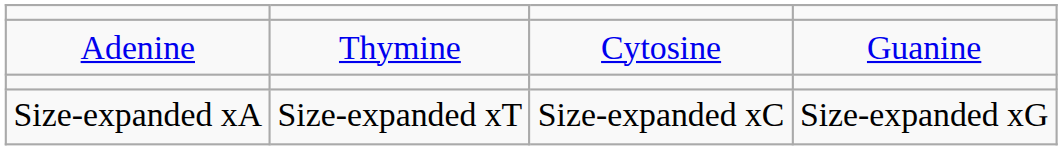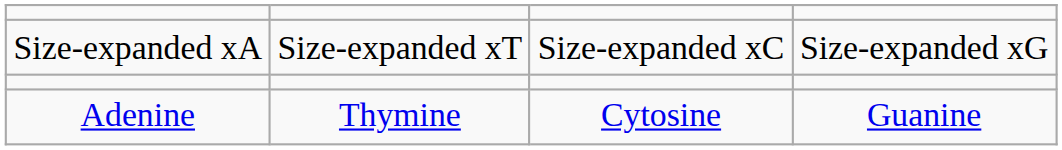rows swapped: (138, 46) <-> (138, 115)
